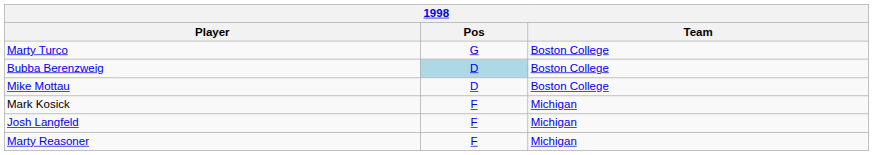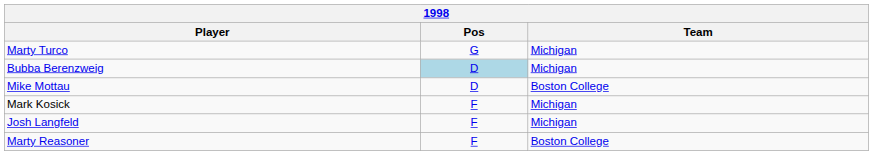(570, 50) Boston College -> (554, 50) Michigan
(570, 68) Boston College -> (554, 68) Michigan
(554, 141) Michigan -> (570, 141) Boston College
